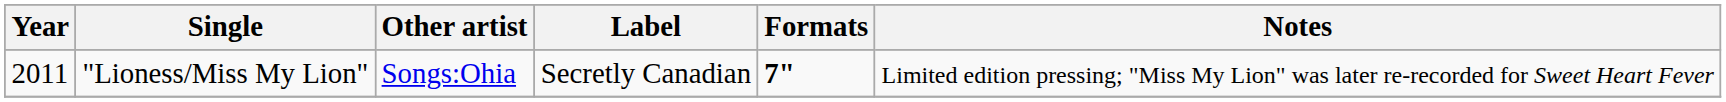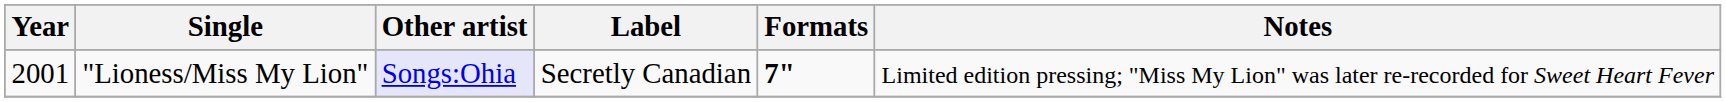(40, 73) 2011 -> (40, 73) 2001
(449, 73) no background -> (449, 73) lavender background
